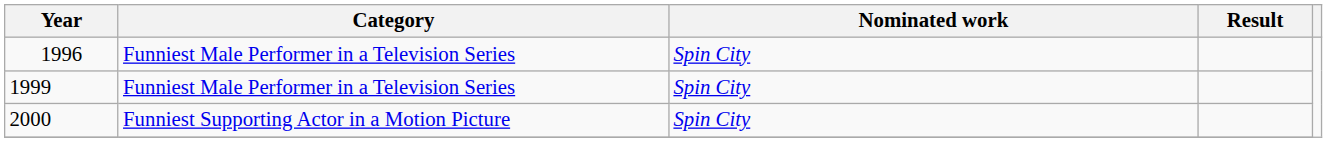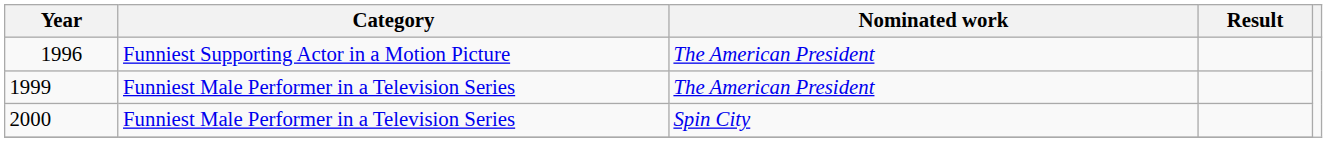(319, 53) Funniest Male Performer in a Television Series -> (317, 53) Funniest Supporting Actor in a Motion Picture
(712, 53) Spin City -> (774, 53) The American President
(712, 86) Spin City -> (774, 86) The American President
(317, 119) Funniest Supporting Actor in a Motion Picture -> (319, 119) Funniest Male Performer in a Television Series
